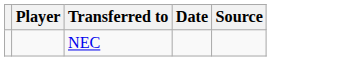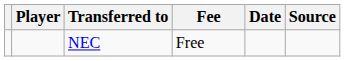+ column: (209, 17)
